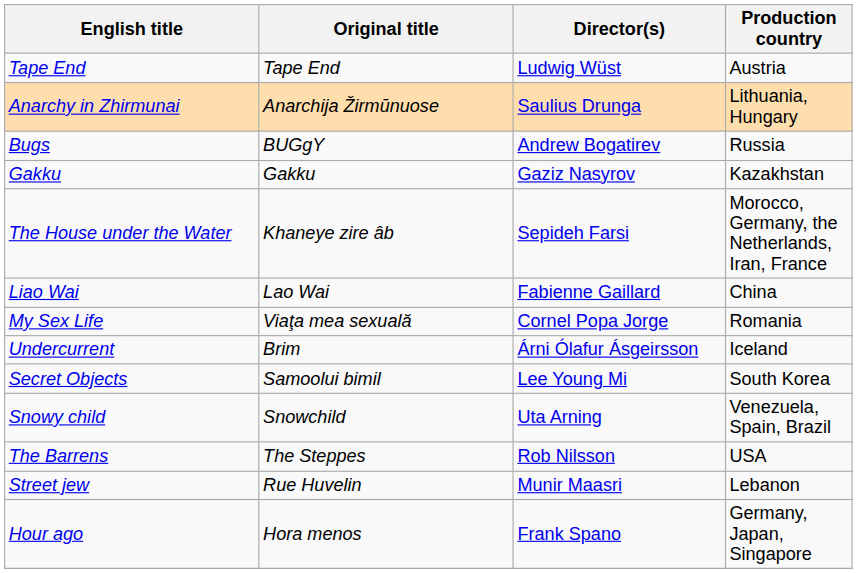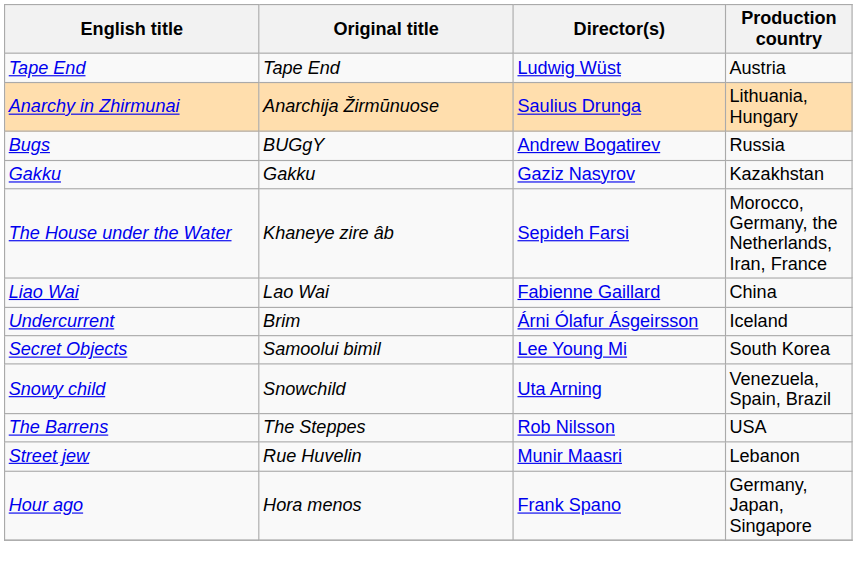- row: (56, 321)
